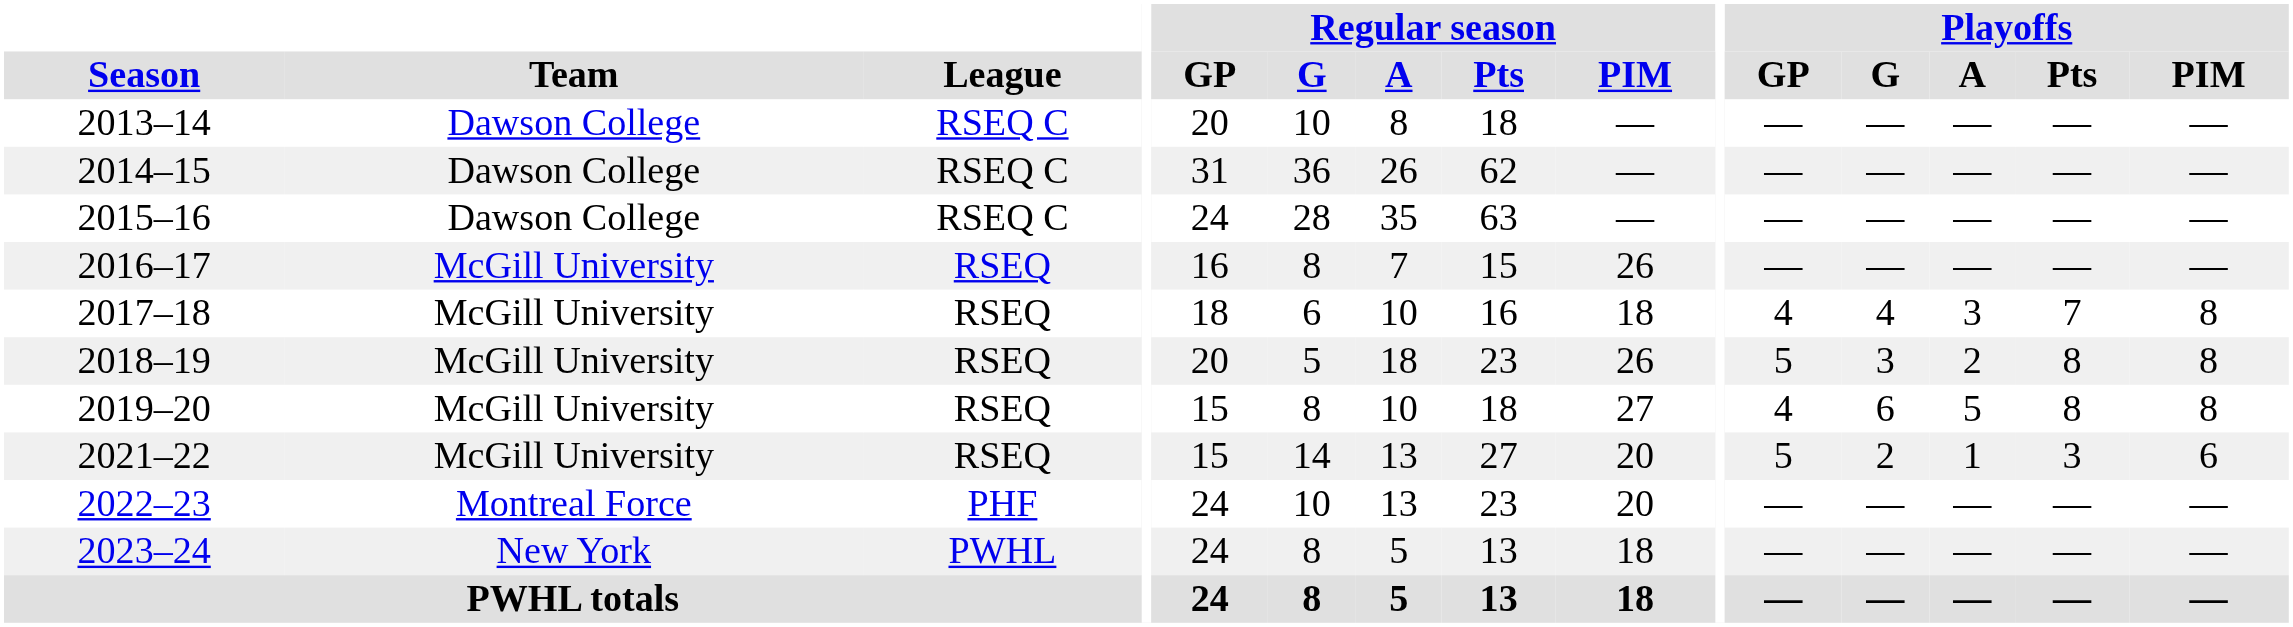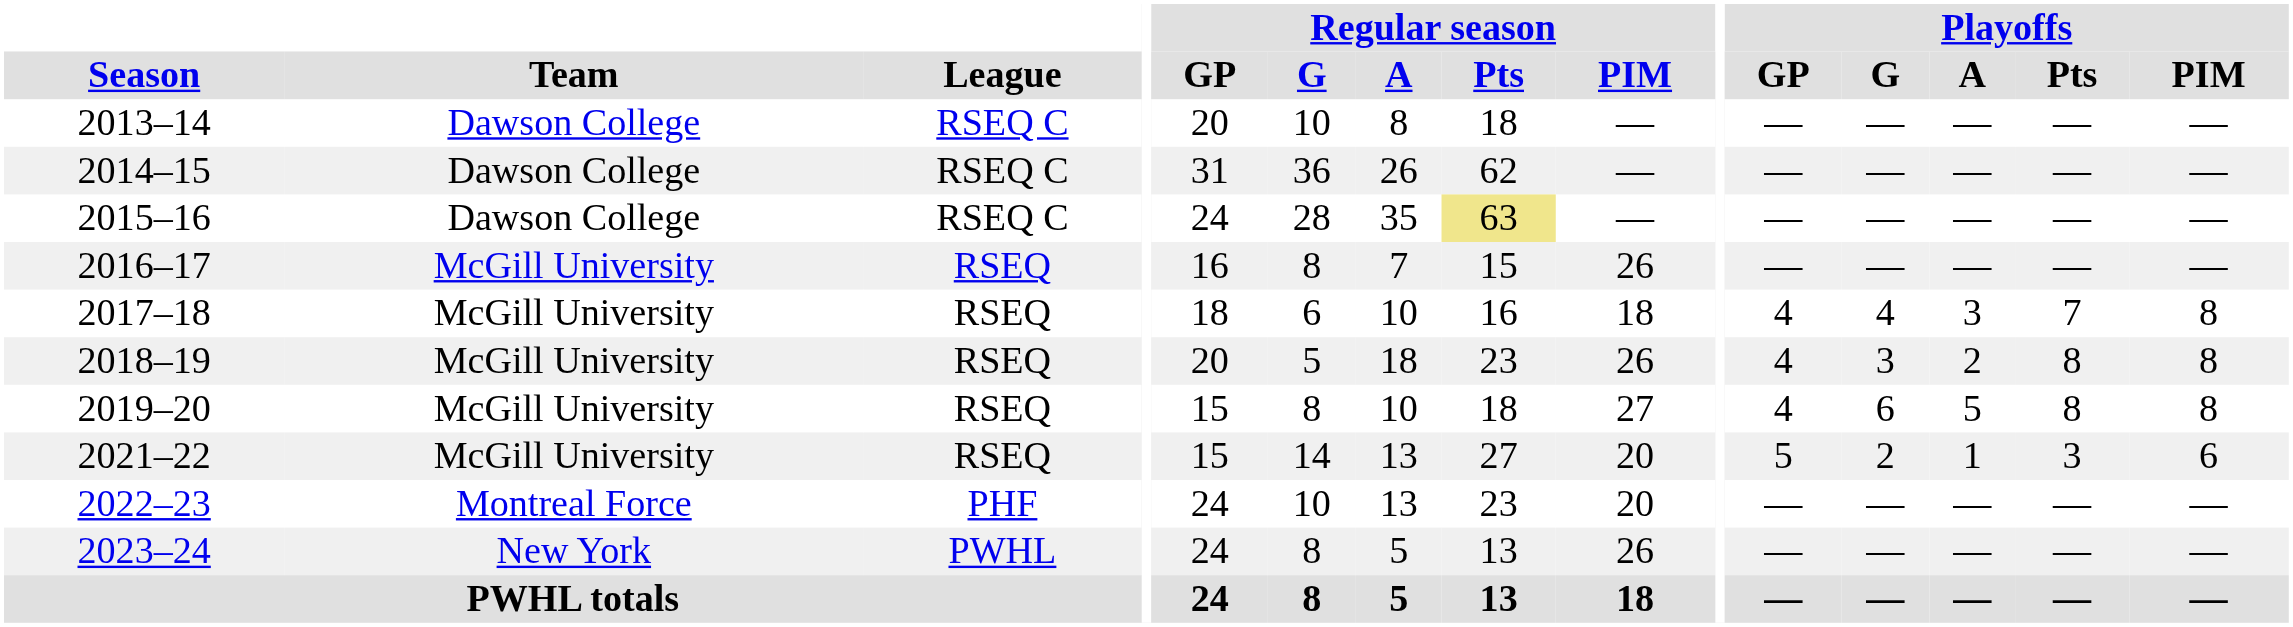(1499, 217) no background -> (1499, 217) khaki background
(1783, 360) 5 -> (1783, 360) 4
(1635, 550) 18 -> (1635, 550) 26
